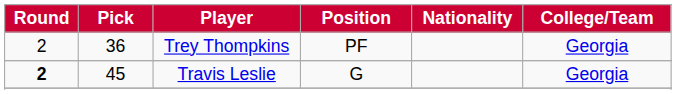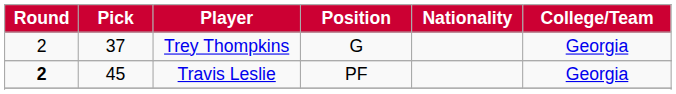(116, 46) 36 -> (116, 46) 37
(356, 46) PF -> (356, 46) G
(356, 74) G -> (356, 74) PF
